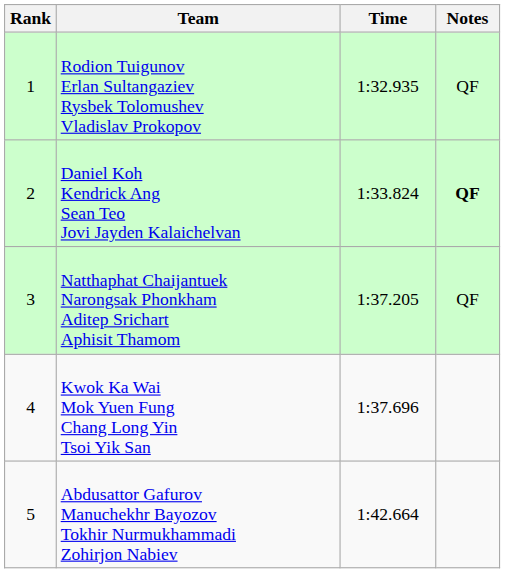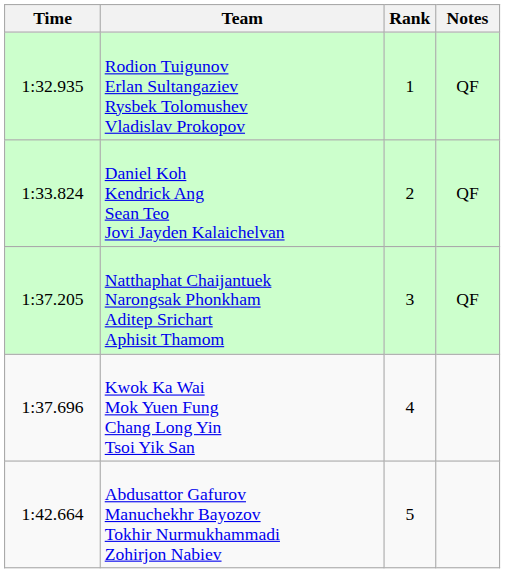columns swapped: (31, 18) <-> (388, 18)
(467, 193) bold -> (467, 193) normal
